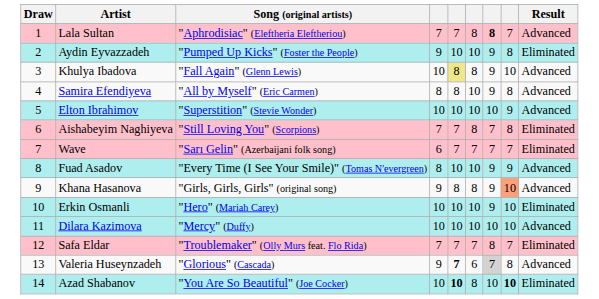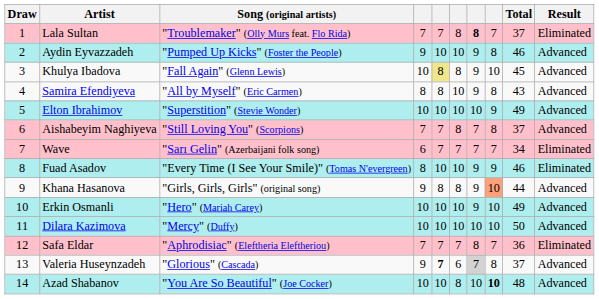+ column: (519, 14)
(262, 33) "Aphrodisiac" (Eleftheria Eleftheriou) -> (256, 33) "Troublemaker" (Olly Murs feat. Flo Rida)
(546, 33) Advanced -> (564, 33) Eliminated
(548, 52) Eliminated -> (562, 52) Advanced
(548, 129) Eliminated -> (562, 129) Advanced
(546, 168) Advanced -> (564, 168) Eliminated
(548, 206) Eliminated -> (562, 206) Advanced
(273, 245) "Troublemaker" (Olly Murs feat. Flo Rida) -> (246, 245) "Aphrodisiac" (Eleftheria Eleftheriou)
(457, 284) bold -> (440, 284) normal
(548, 284) Eliminated -> (562, 284) Advanced
